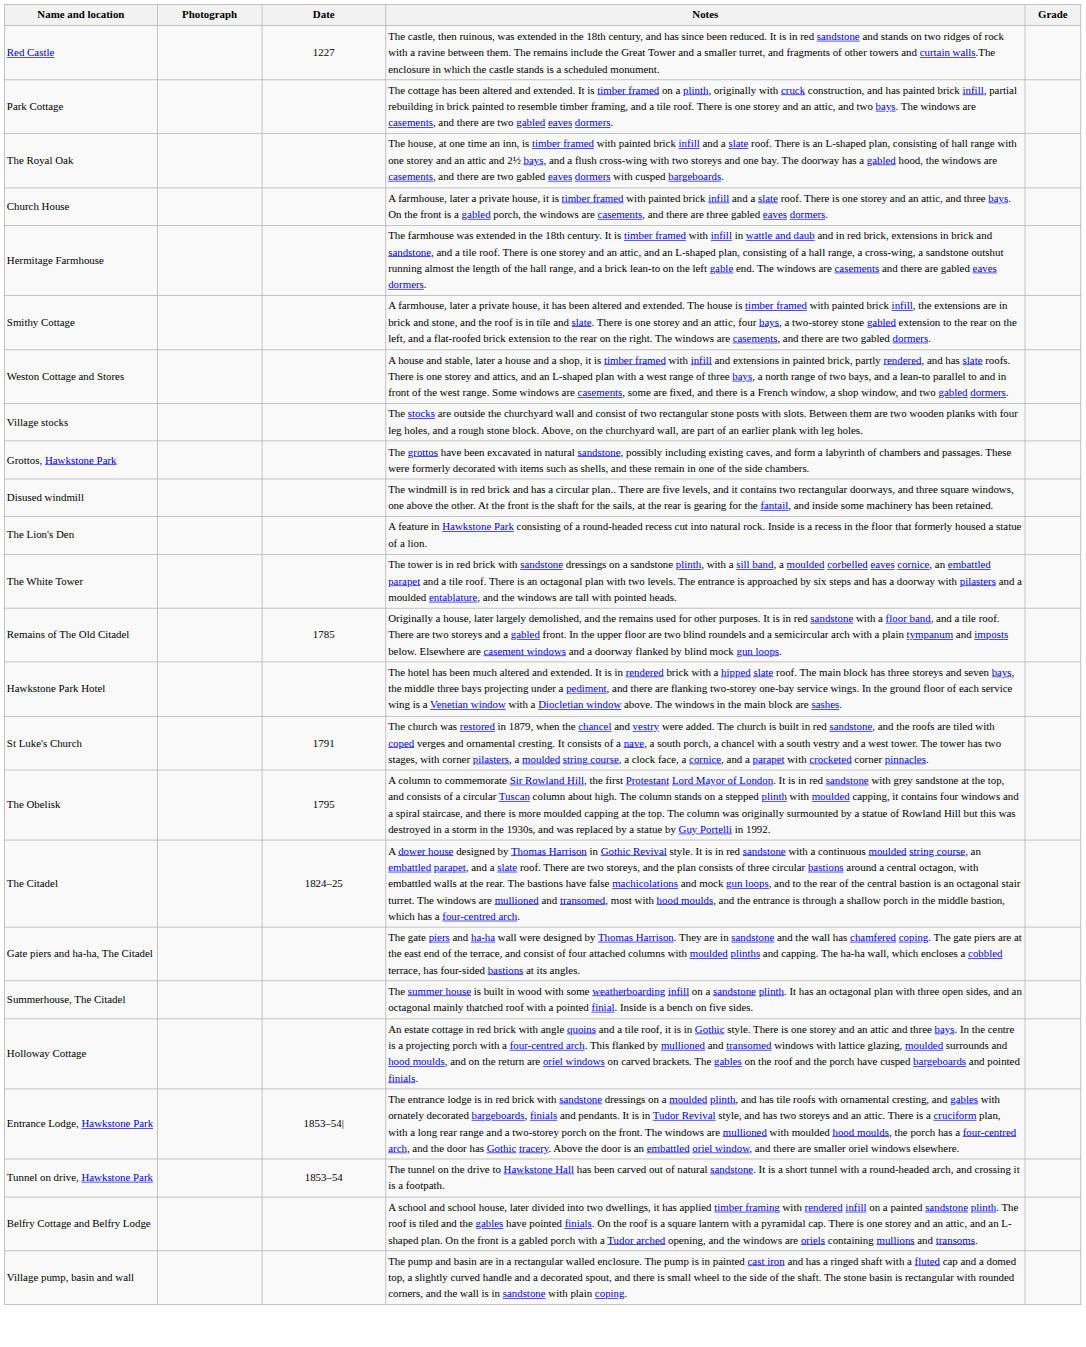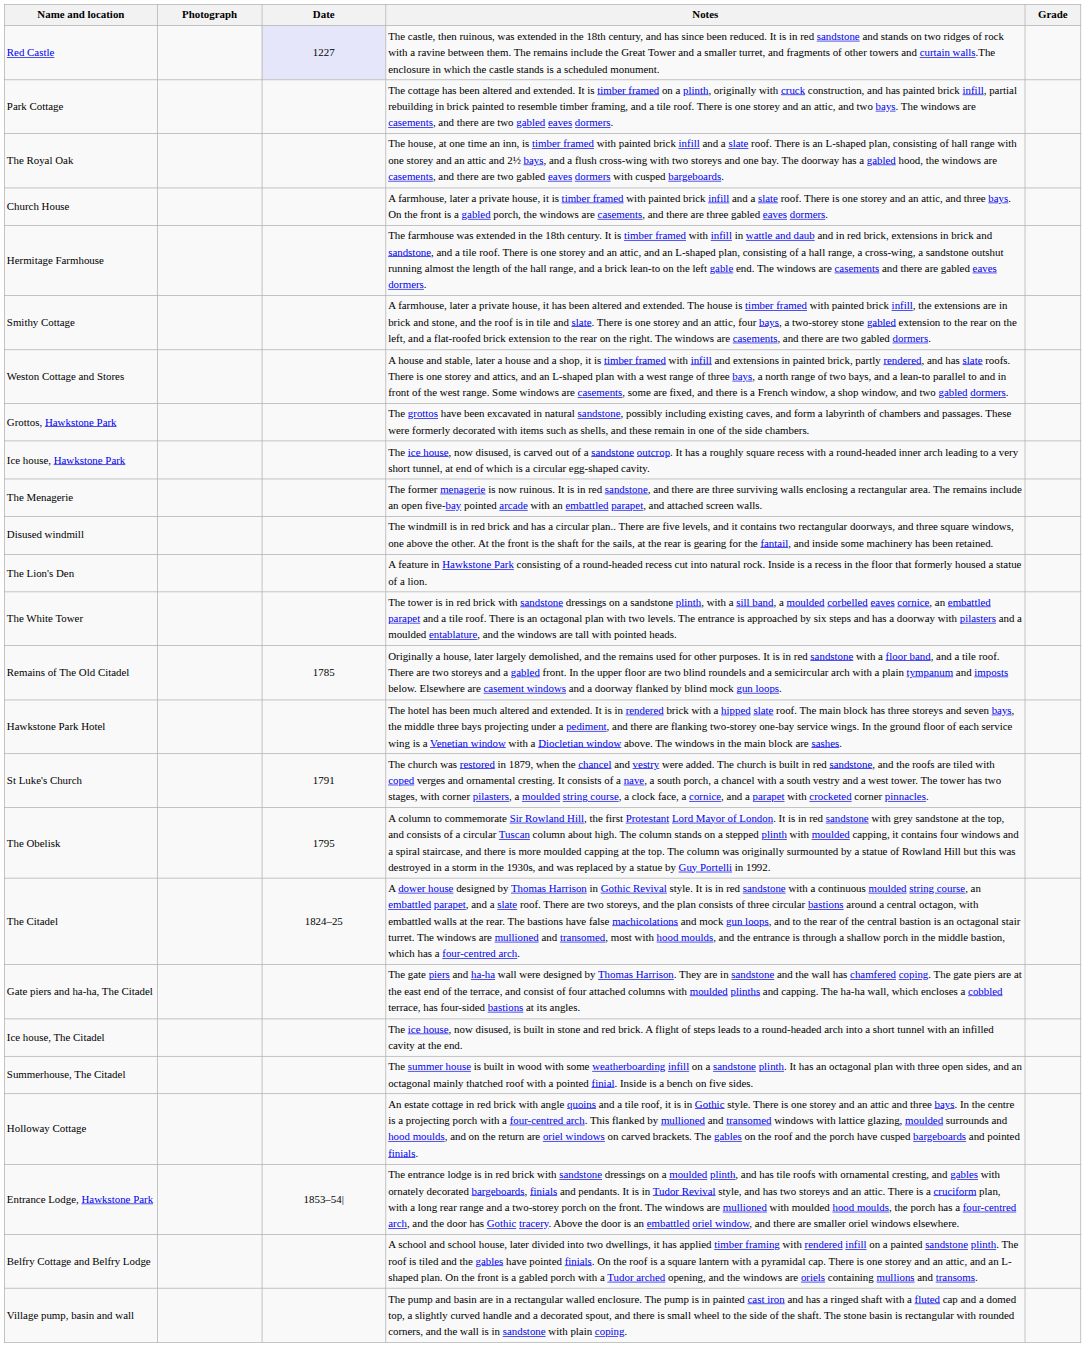(324, 52) no background -> (324, 52) lavender background
- row: (37, 422)
+ row: (66, 460)
+ row: (40, 497)
+ row: (56, 1037)
- row: (80, 1178)
